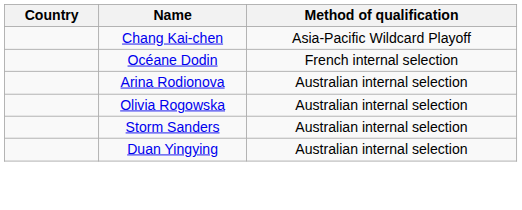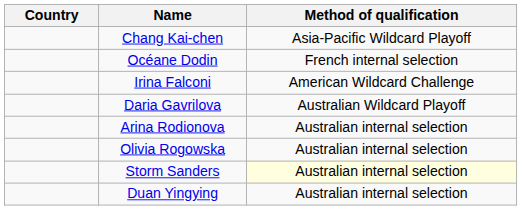+ row: (173, 82)
+ row: (173, 104)
(381, 127) no background -> (381, 171) lightyellow background
